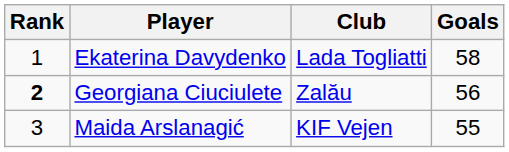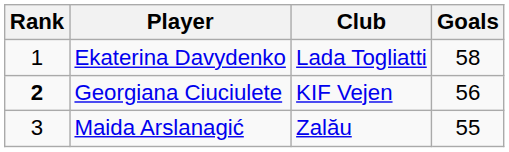(324, 92) Zalău -> (344, 92) KIF Vejen
(344, 127) KIF Vejen -> (324, 127) Zalău
